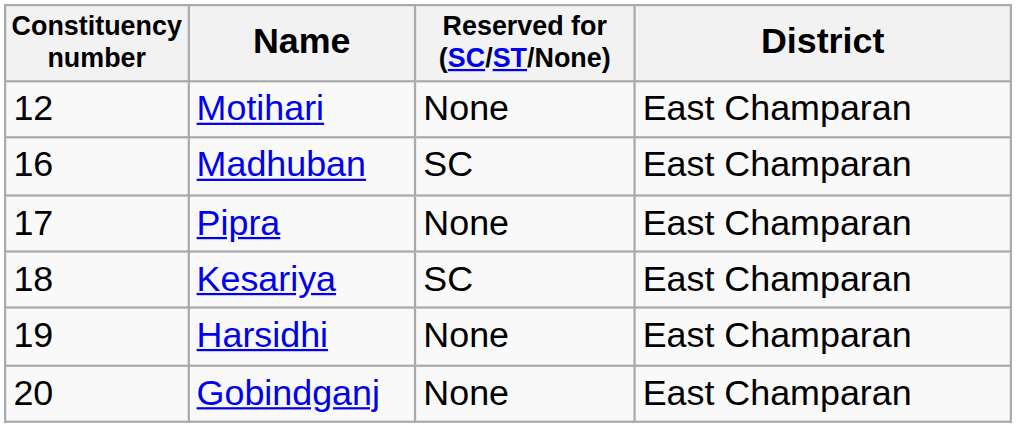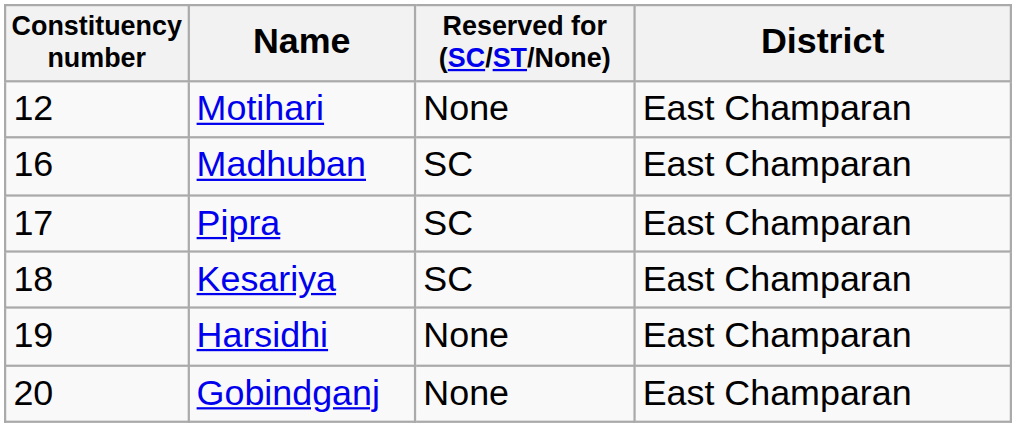(466, 222) None -> (448, 222) SC
